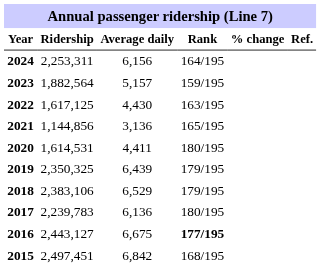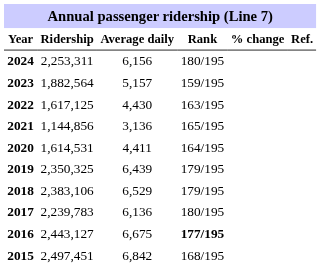(202, 61) 164/195 -> (202, 61) 180/195
(202, 147) 180/195 -> (202, 147) 164/195
